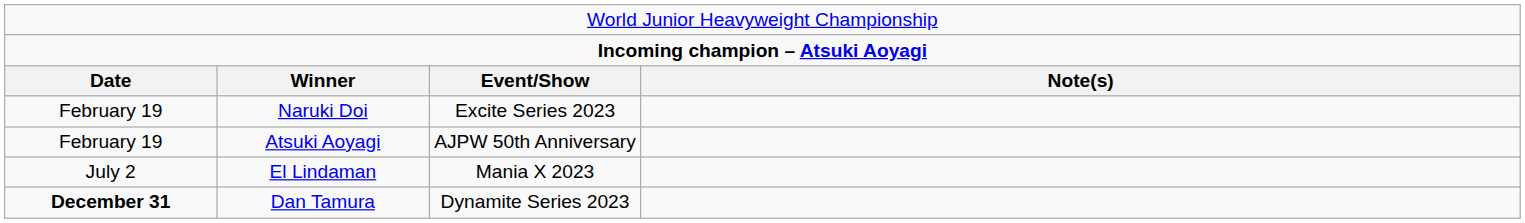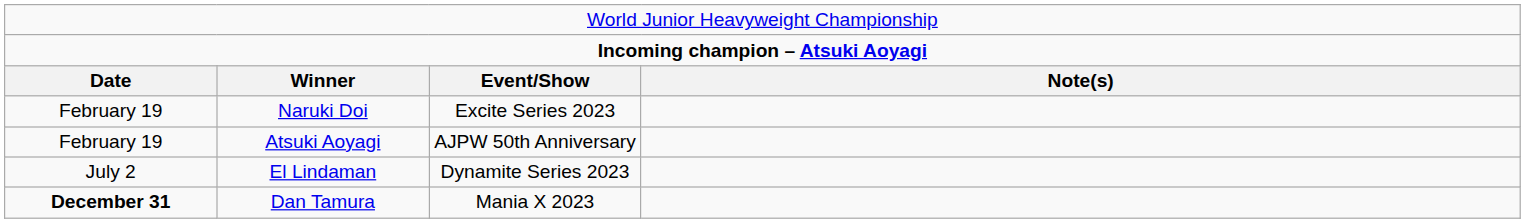(535, 171) Mania X 2023 -> (535, 171) Dynamite Series 2023
(535, 202) Dynamite Series 2023 -> (535, 202) Mania X 2023
